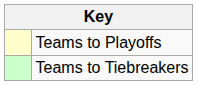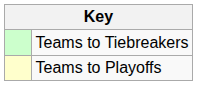rows swapped: (99, 42) <-> (112, 67)
